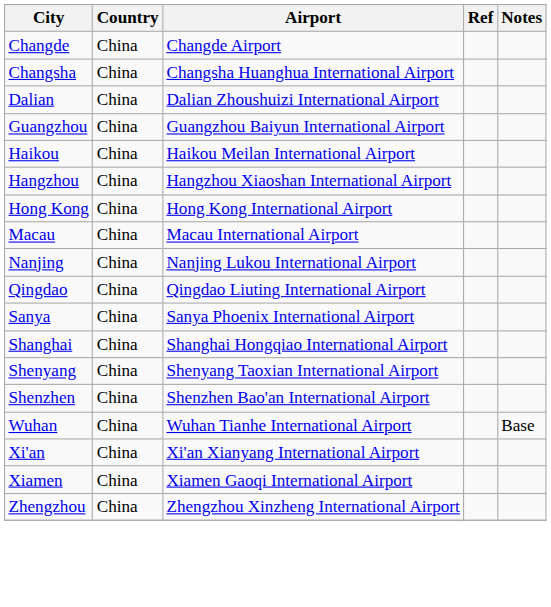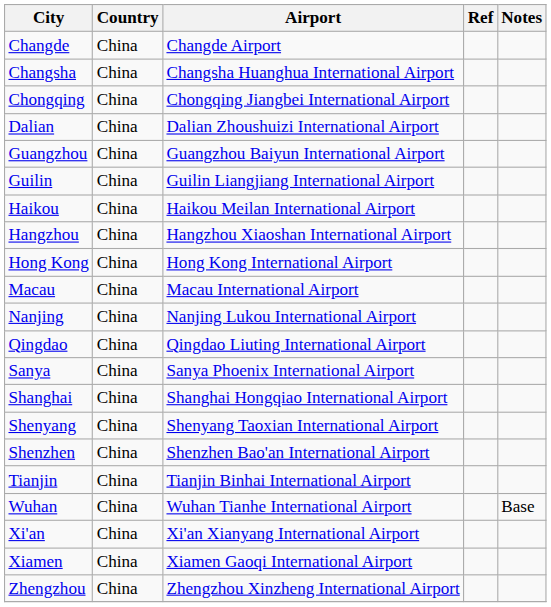+ row: (47, 99)
+ row: (30, 180)
+ row: (33, 479)
